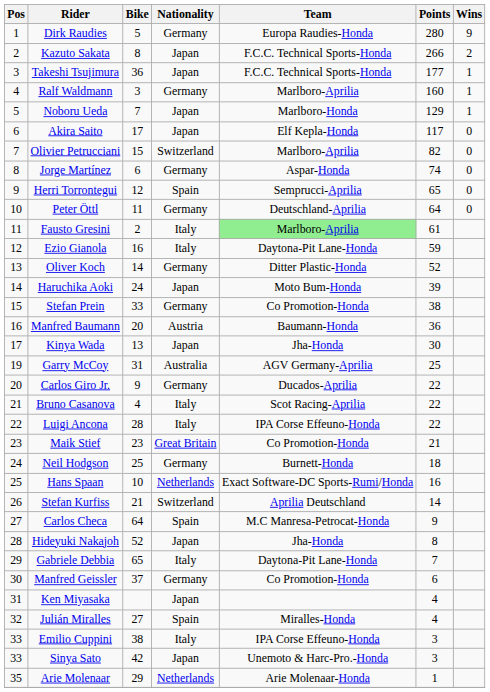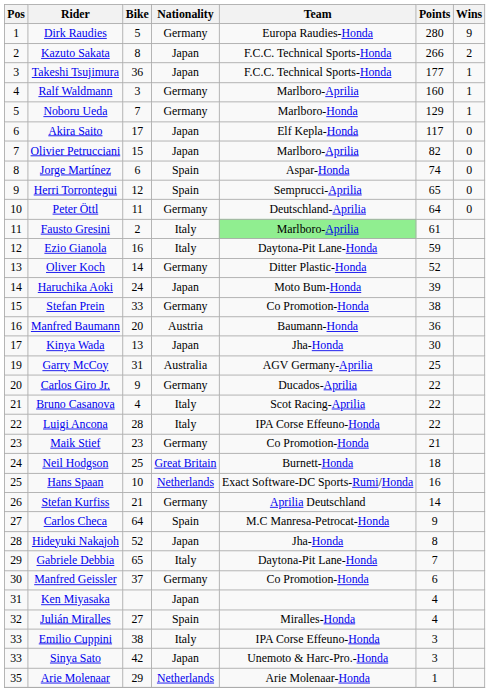(185, 111) Japan -> (185, 111) Germany
(185, 150) Switzerland -> (185, 150) Japan
(185, 170) Germany -> (185, 170) Spain
(185, 443) Great Britain -> (185, 443) Germany
(185, 462) Germany -> (185, 462) Great Britain
(185, 501) Switzerland -> (185, 501) Germany
